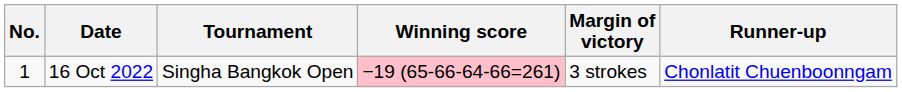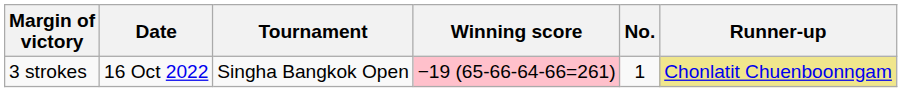columns swapped: (24, 31) <-> (612, 31)
(778, 72) no background -> (778, 72) khaki background
